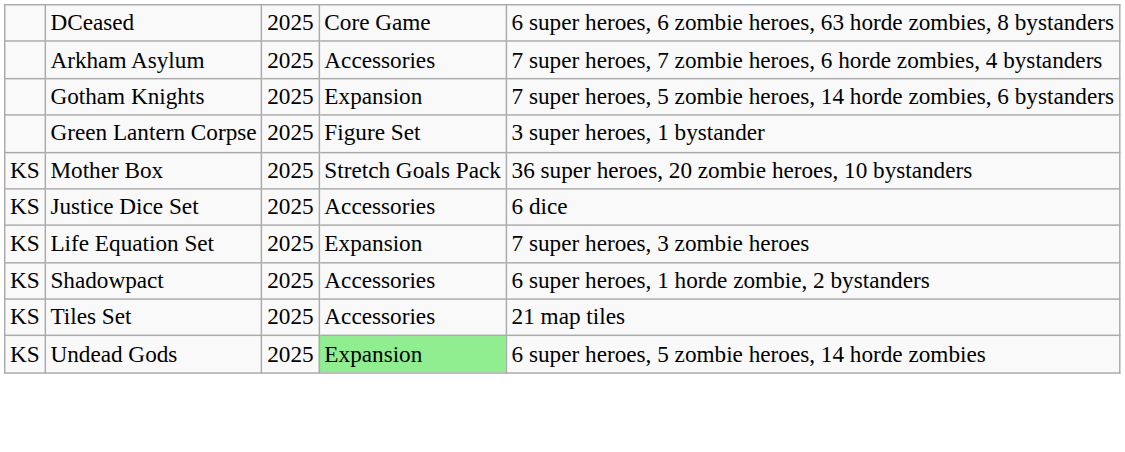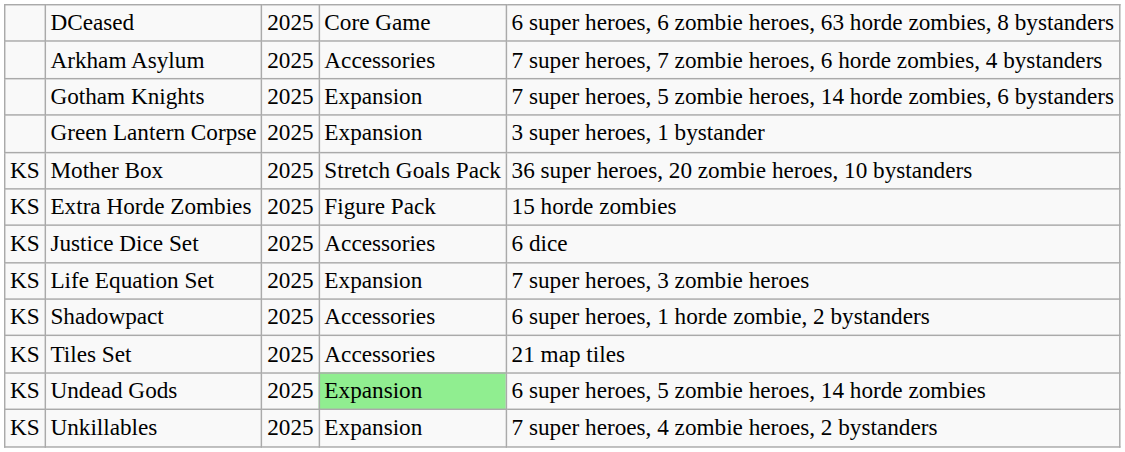(372, 133) Figure Set -> (373, 133) Expansion
+ row: (151, 206)
+ row: (104, 427)
